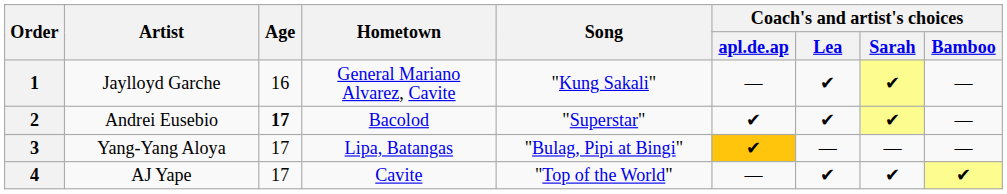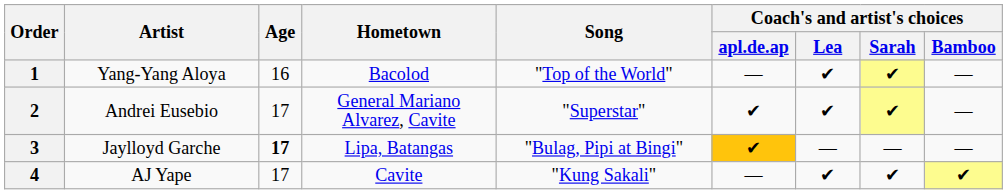(161, 83) Jaylloyd Garche -> (161, 73) Yang-Yang Aloya
(399, 83) General Mariano Alvarez, Cavite -> (399, 73) Bacolod
(604, 83) "Kung Sakali" -> (604, 73) "Top of the World"
(280, 120) bold -> (280, 111) normal
(399, 120) Bacolod -> (399, 111) General Mariano Alvarez, Cavite
(161, 148) Yang-Yang Aloya -> (161, 148) Jaylloyd Garche
(280, 148) normal -> (280, 148) bold
(604, 175) "Top of the World" -> (604, 175) "Kung Sakali"
